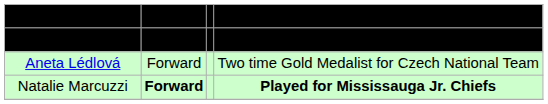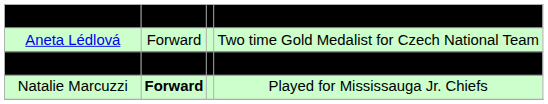rows swapped: (73, 63) <-> (73, 39)
(378, 87) bold -> (378, 87) normal
